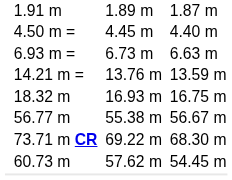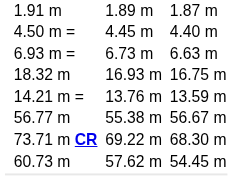rows swapped: (49, 75) <-> (42, 97)
